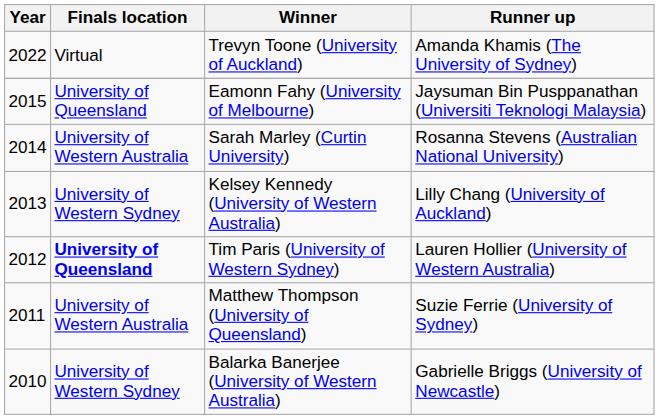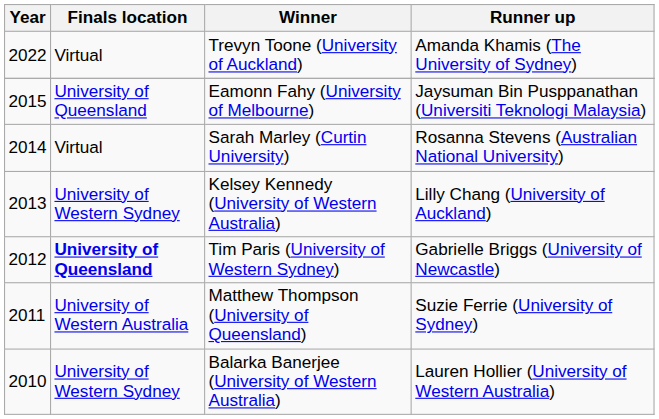(121, 147) University of Western Australia -> (79, 147) Virtual
(521, 259) Lauren Hollier (University of Western Australia) -> (529, 259) Gabrielle Briggs (University of Newcastle)
(529, 381) Gabrielle Briggs (University of Newcastle) -> (521, 381) Lauren Hollier (University of Western Australia)
